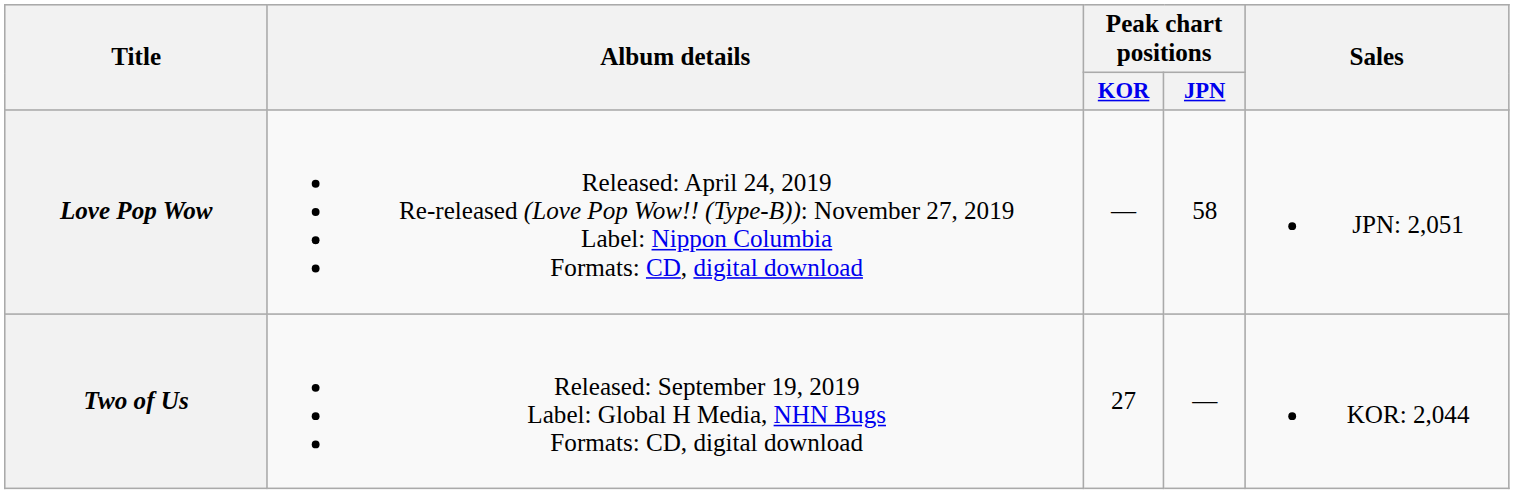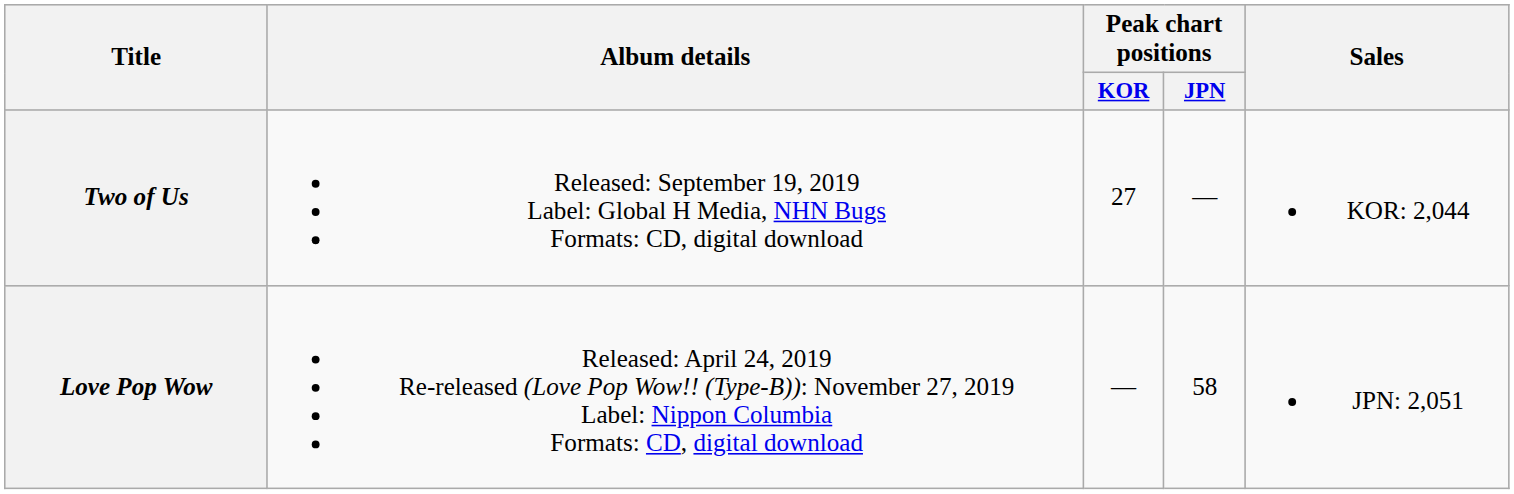rows swapped: (136, 211) <-> (136, 400)
